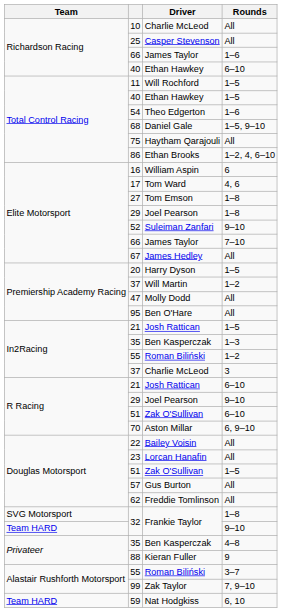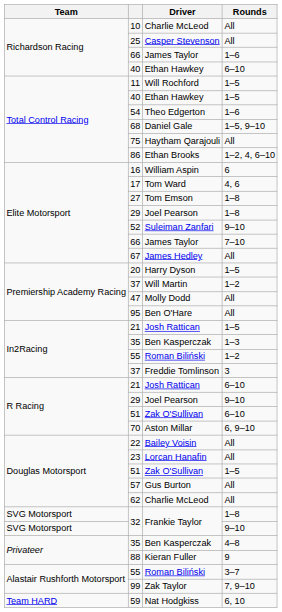(177, 370) Charlie McLeod -> (182, 370) Freddie Tomlinson
(182, 499) Freddie Tomlinson -> (177, 499) Charlie McLeod
(32, 528) Team HARD -> (39, 528) SVG Motorsport
